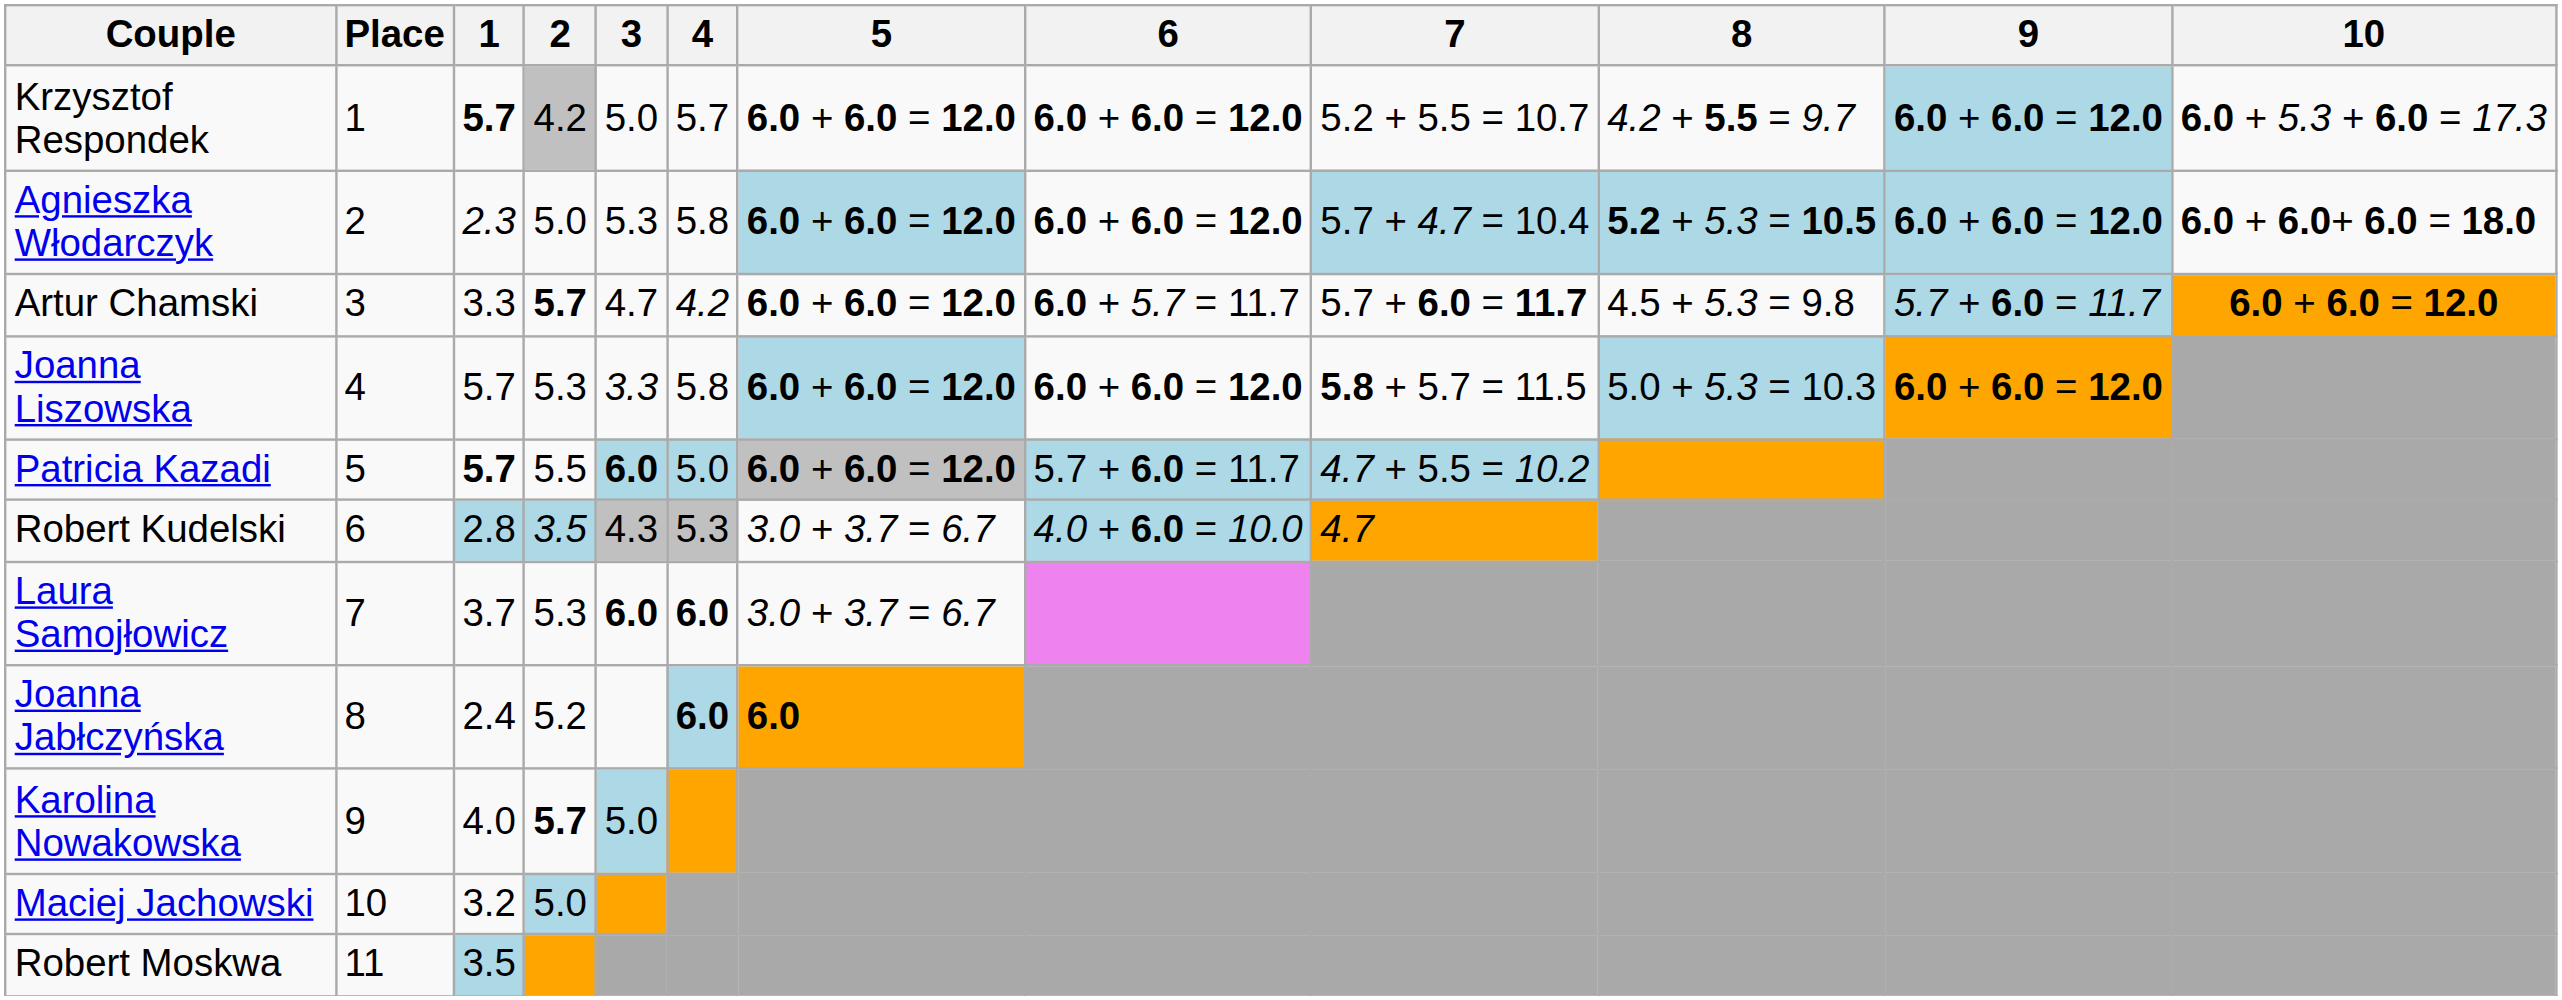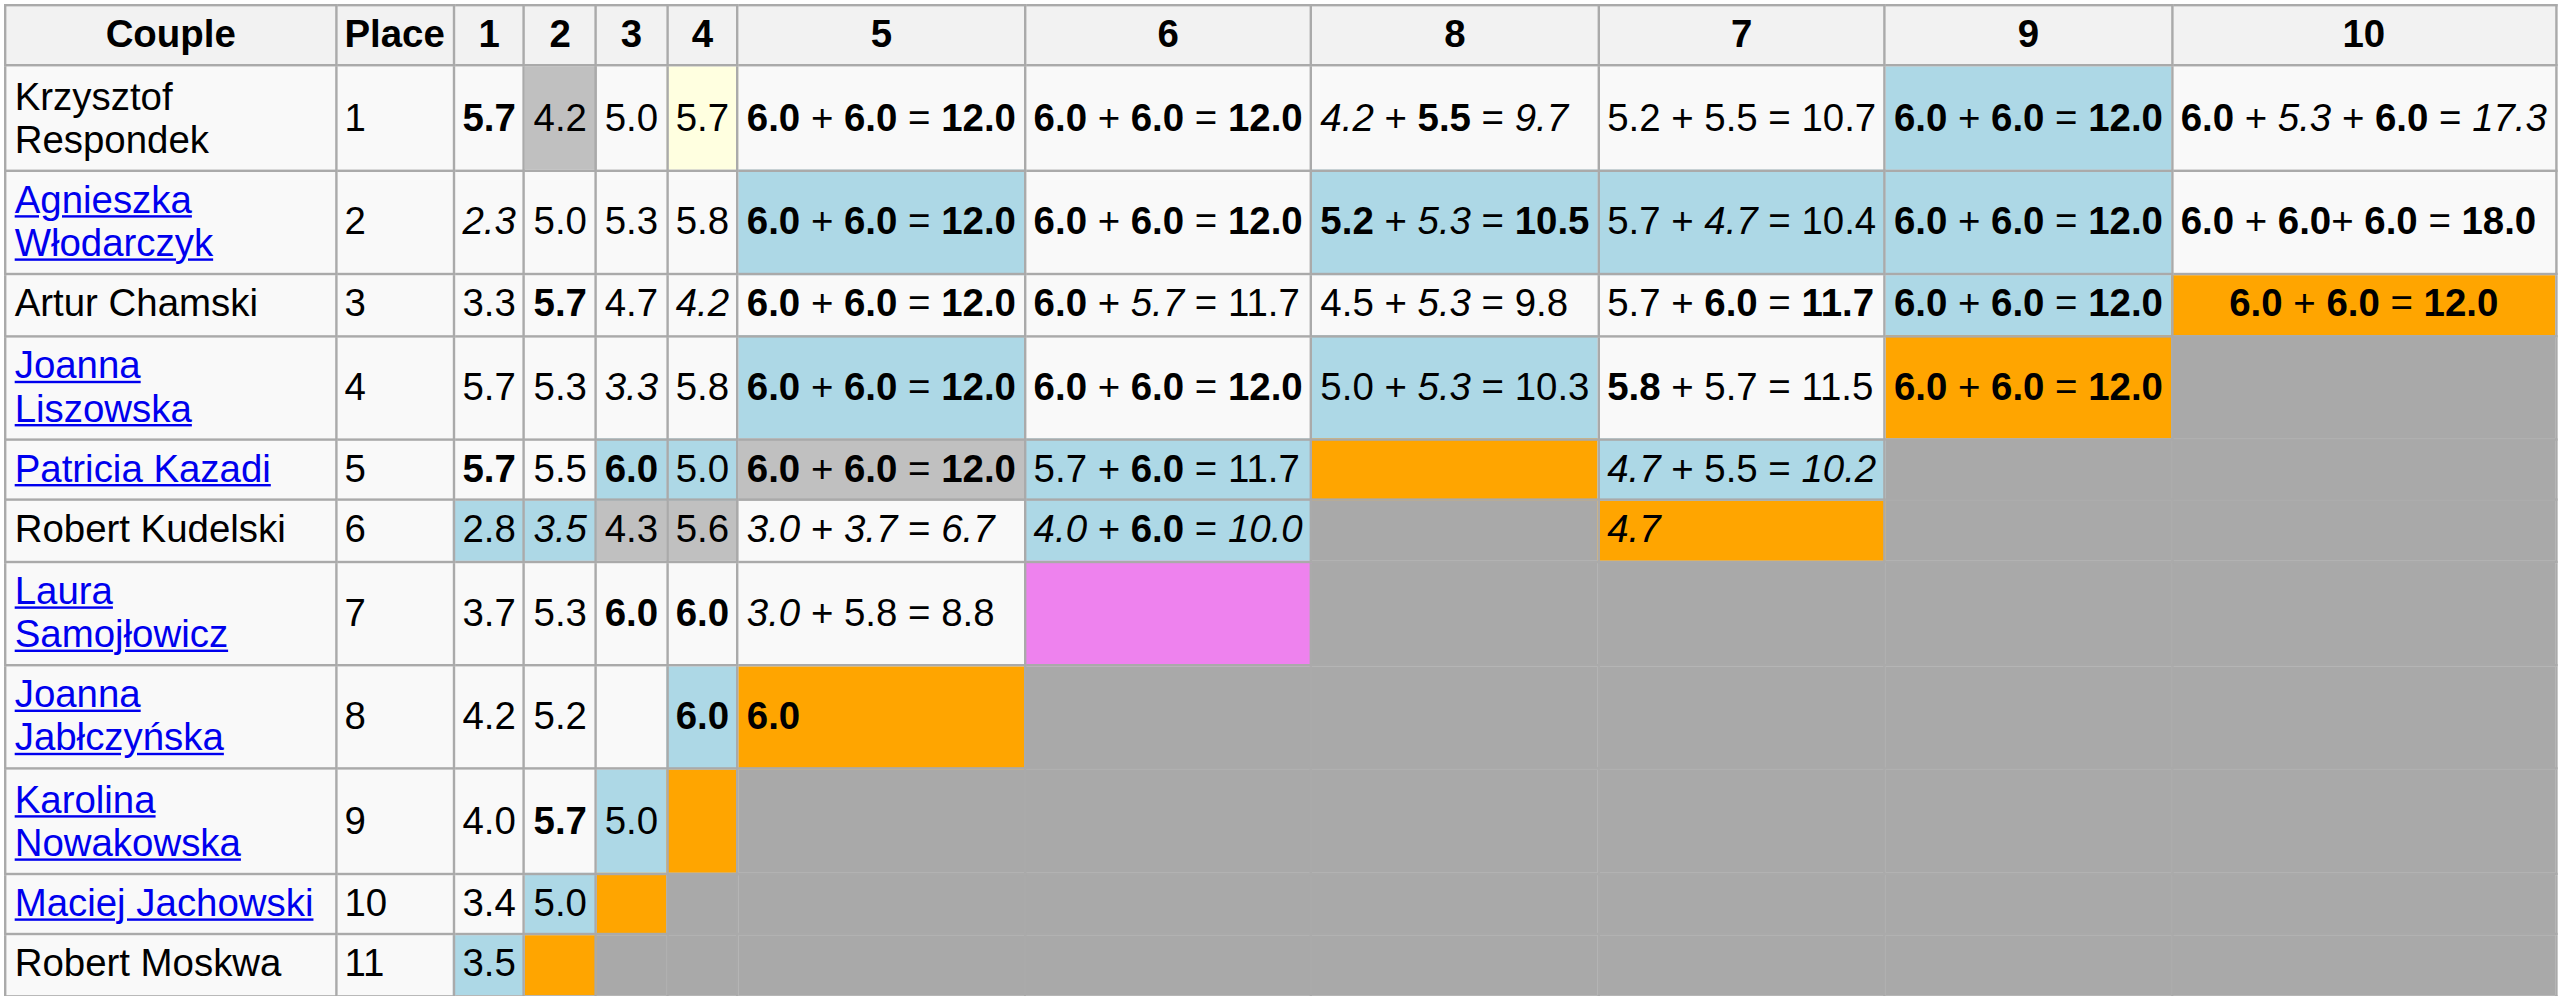columns swapped: (1455, 34) <-> (1742, 34)
(702, 117) no background -> (702, 117) lightyellow background
(2027, 304) 5.7 + 6.0 = 11.7 -> (2028, 304) 6.0 + 6.0 = 12.0
(702, 529) 5.3 -> (702, 529) 5.6
(871, 612) 3.0 + 3.7 = 6.7 -> (871, 612) 3.0 + 5.8 = 8.8
(489, 716) 2.4 -> (489, 716) 4.2
(489, 903) 3.2 -> (489, 903) 3.4
